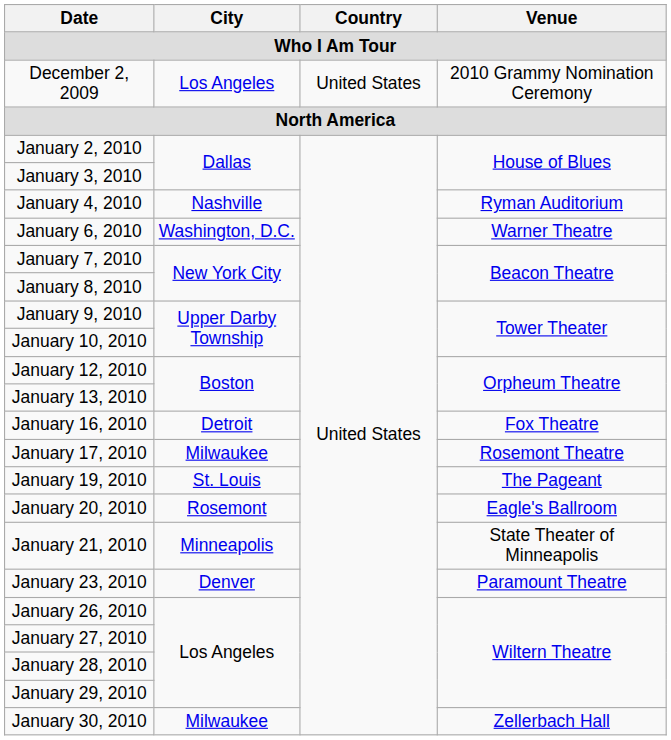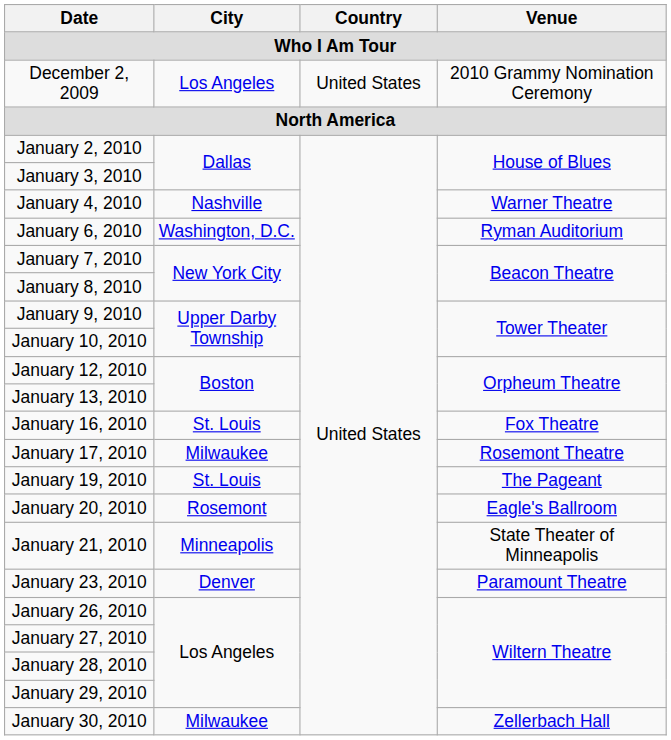(552, 203) Ryman Auditorium -> (552, 203) Warner Theatre
(552, 231) Warner Theatre -> (552, 231) Ryman Auditorium
(227, 425) Detroit -> (227, 425) St. Louis
